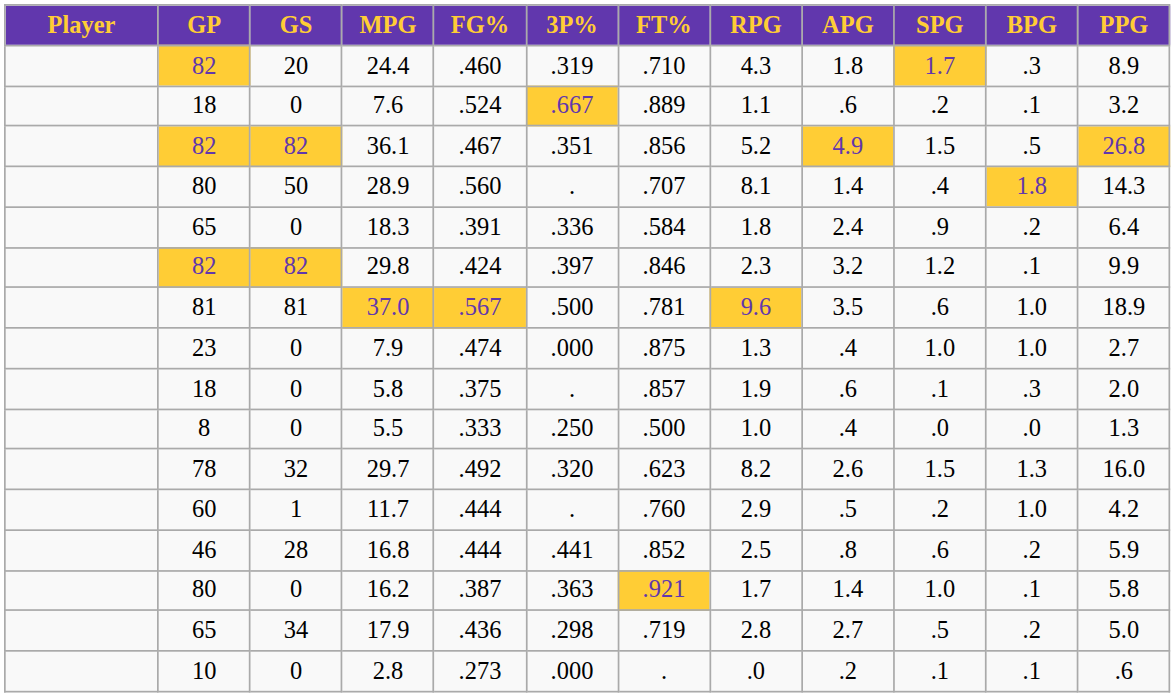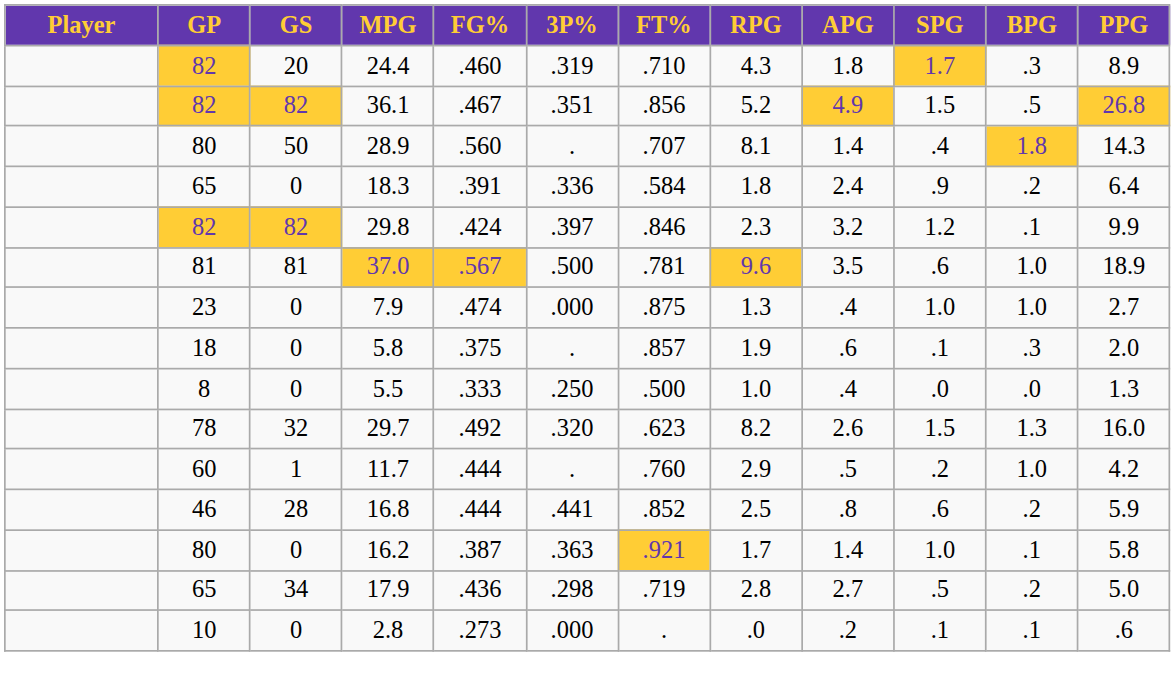- row: (388, 105)
